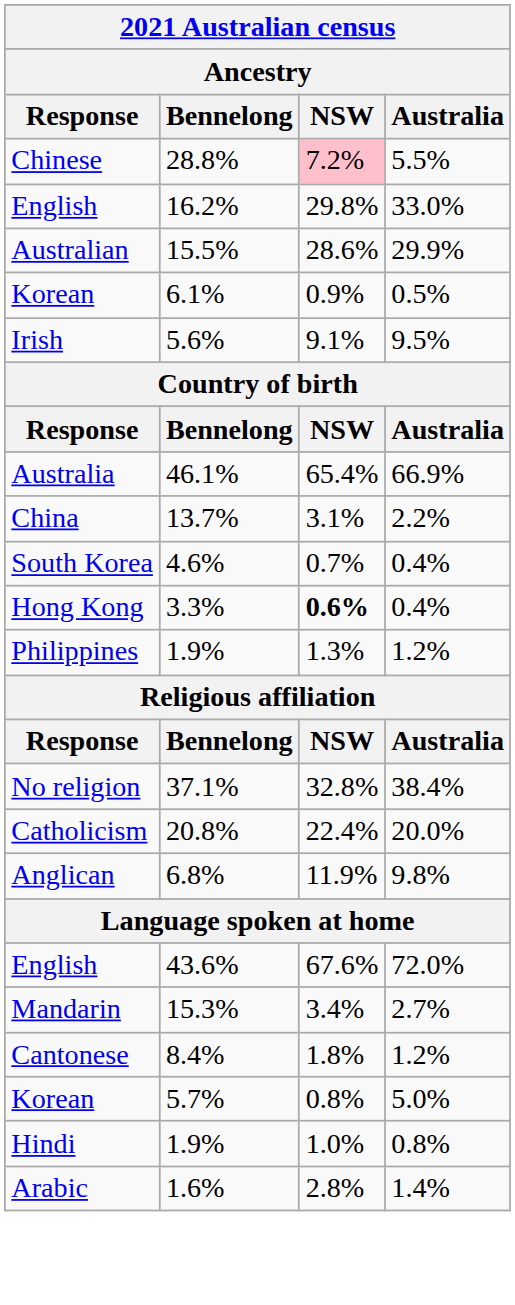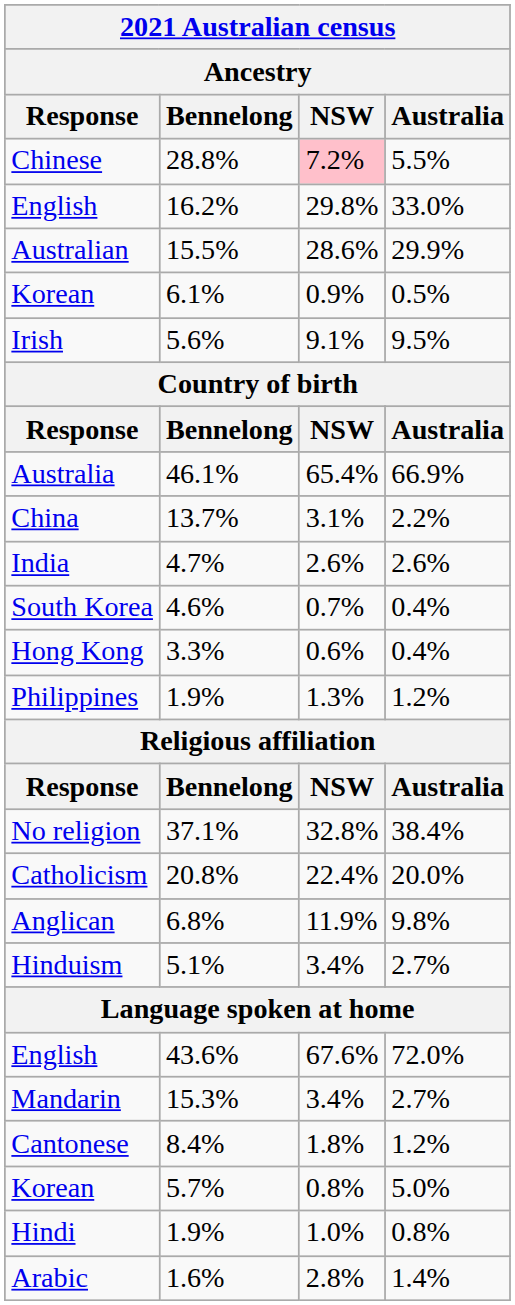+ row: (40, 562)
(337, 607) bold -> (335, 652) normal
+ row: (67, 964)
